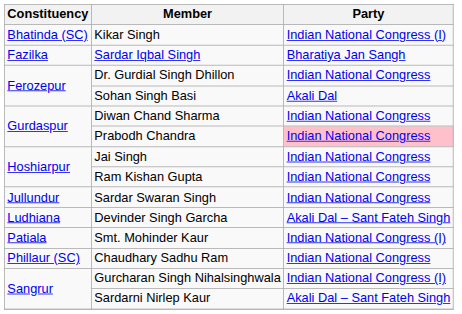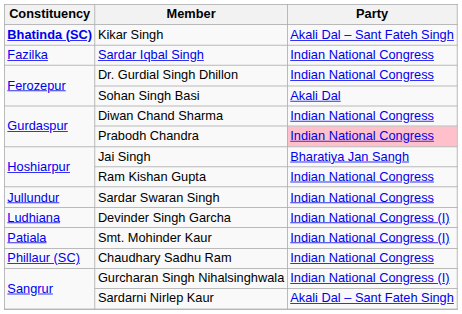(48, 34) normal -> (50, 34) bold
(366, 34) Indian National Congress (I) -> (372, 34) Akali Dal – Sant Fateh Singh
(346, 55) Bharatiya Jan Sangh -> (362, 55) Indian National Congress
(359, 156) Indian National Congress -> (350, 156) Bharatiya Jan Sangh
(368, 217) Akali Dal – Sant Fateh Singh -> (370, 217) Indian National Congress (I)
